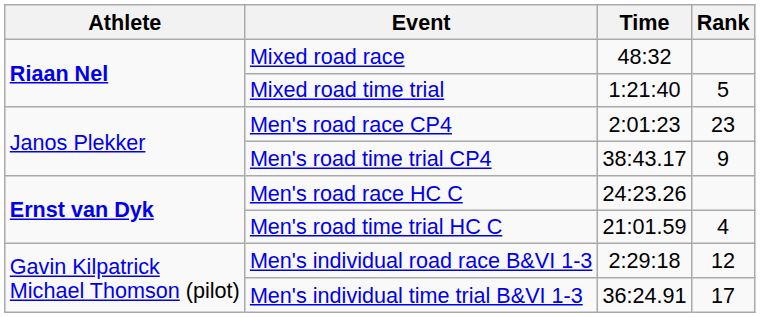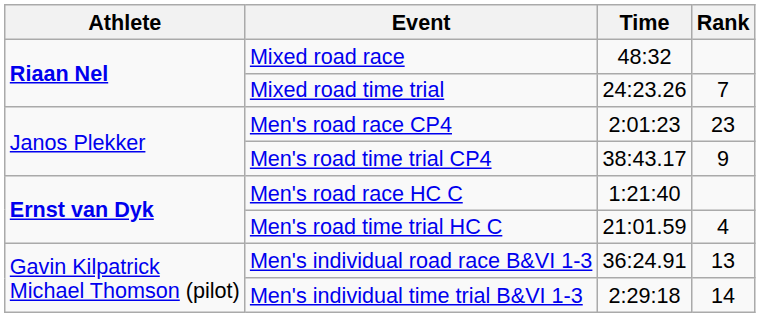(645, 90) 1:21:40 -> (645, 90) 24:23.26
(723, 90) 5 -> (723, 90) 7
(645, 193) 24:23.26 -> (645, 193) 1:21:40
(645, 261) 2:29:18 -> (645, 261) 36:24.91
(723, 261) 12 -> (723, 261) 13
(645, 295) 36:24.91 -> (645, 295) 2:29:18
(723, 295) 17 -> (723, 295) 14
